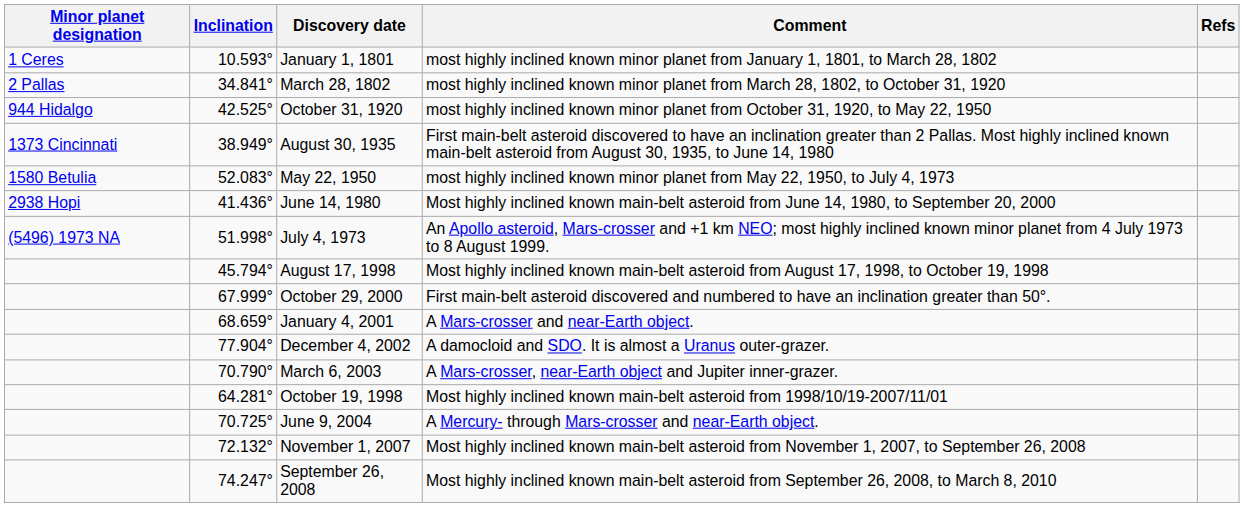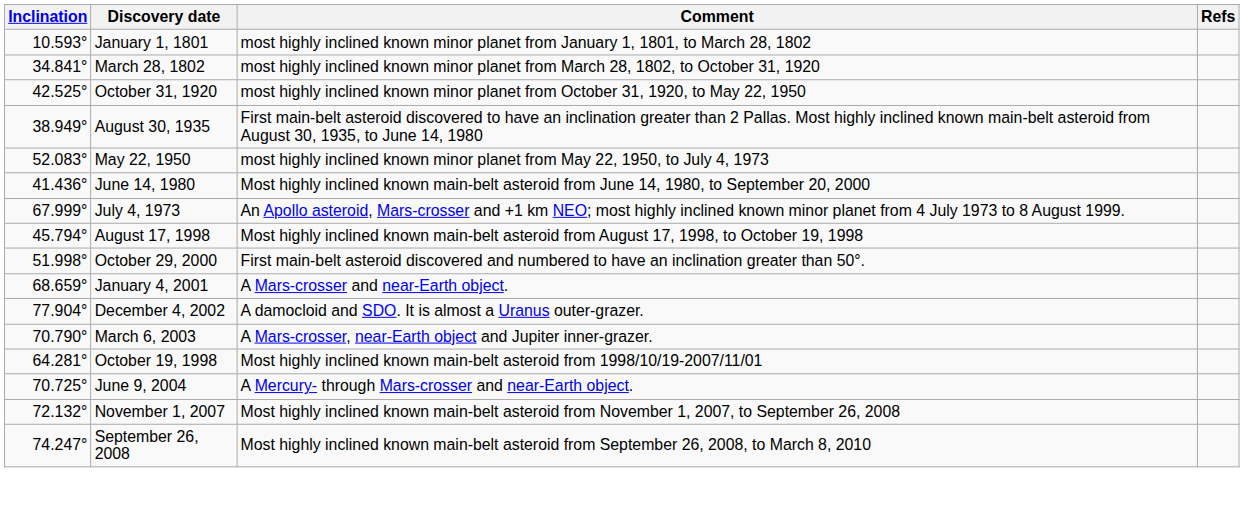- column: (97, 25)
(245, 237) 51.998° -> (60, 210) 67.999°
(245, 296) 67.999° -> (60, 260) 51.998°
